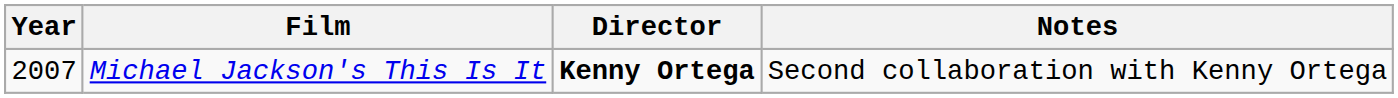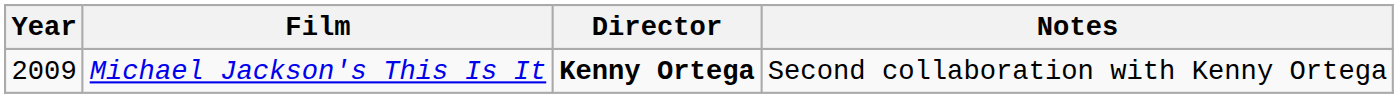(44, 71) 2007 -> (44, 71) 2009
